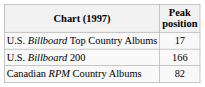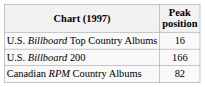(180, 40) 17 -> (180, 40) 16
